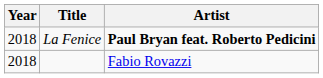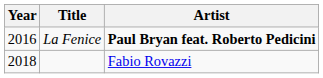(22, 38) 2018 -> (22, 38) 2016
